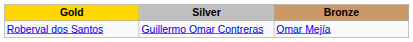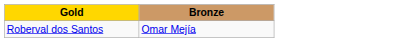- column: (207, 12)
